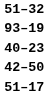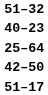- row: (24, 29)
+ row: (24, 48)
